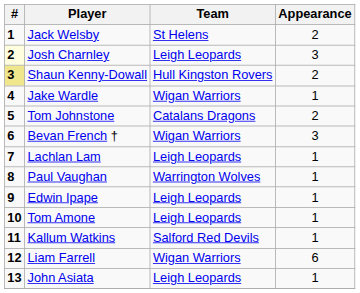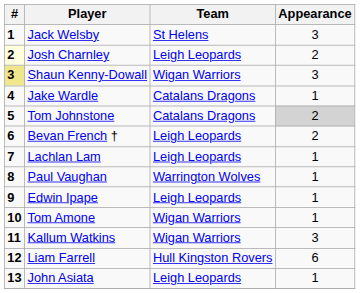(315, 34) 2 -> (315, 34) 3
(315, 55) 3 -> (315, 55) 2
(213, 75) Hull Kingston Rovers -> (197, 75) Wigan Warriors
(315, 75) 2 -> (315, 75) 3
(197, 95) Wigan Warriors -> (204, 95) Catalans Dragons
(315, 116) no background -> (315, 116) lightgrey background
(197, 136) Wigan Warriors -> (197, 136) Leigh Leopards
(315, 136) 3 -> (315, 136) 2
(197, 217) Leigh Leopards -> (197, 217) Wigan Warriors
(206, 237) Salford Red Devils -> (197, 237) Wigan Warriors
(315, 237) 1 -> (315, 237) 3
(197, 258) Wigan Warriors -> (213, 258) Hull Kingston Rovers
